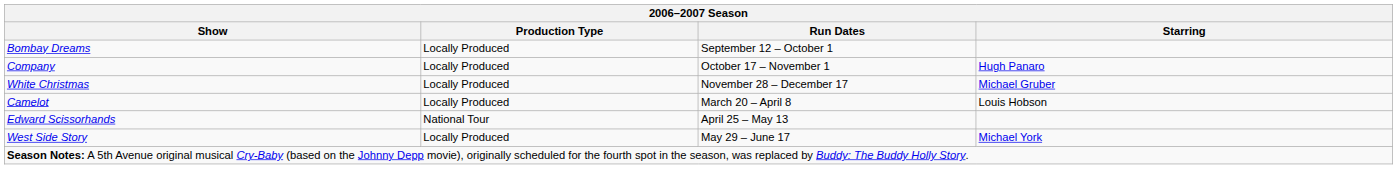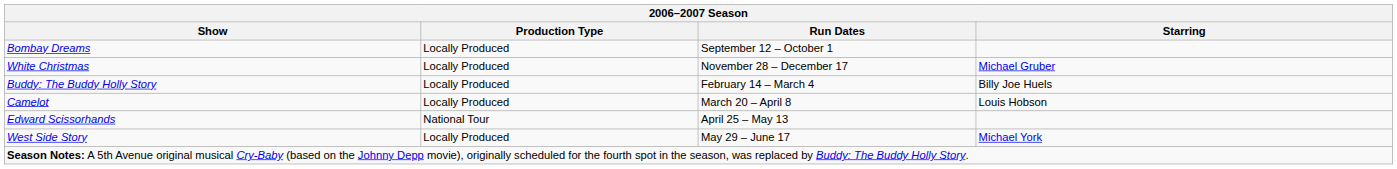- row: (31, 66)
+ row: (82, 84)
